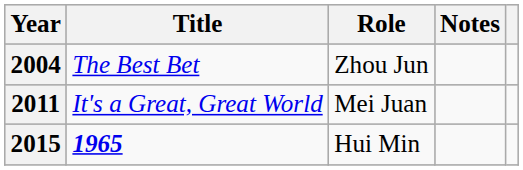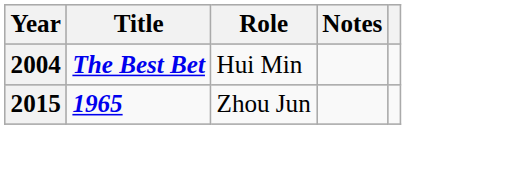(136, 64) normal -> (139, 64) bold
(381, 64) Zhou Jun -> (259, 64) Hui Min
- row: (36, 104)
(377, 143) Hui Min -> (264, 104) Zhou Jun
